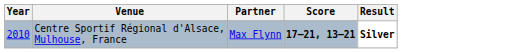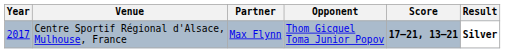+ column: (335, 12)
(18, 34) 2010 -> (18, 34) 2017
